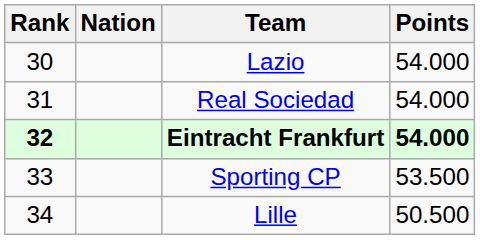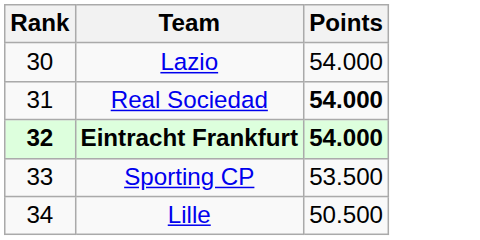- column: (118, 23)
(432, 100) normal -> (346, 100) bold
